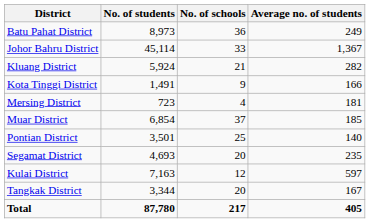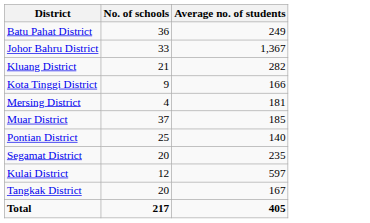- column: (139, 13)
